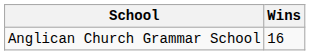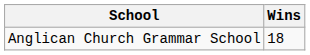(276, 39) 16 -> (276, 39) 18
